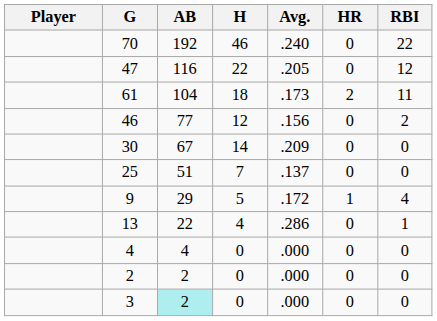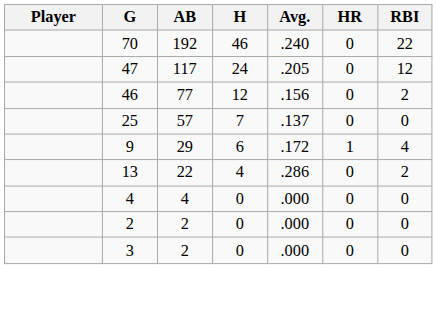(185, 69) 116 -> (185, 69) 117
(240, 69) 22 -> (240, 69) 24
- row: (130, 95)
- row: (130, 146)
(185, 172) 51 -> (185, 120) 57
(240, 198) 5 -> (240, 146) 6
(405, 224) 1 -> (405, 172) 2
(185, 302) paleturquoise background -> (185, 250) no background
